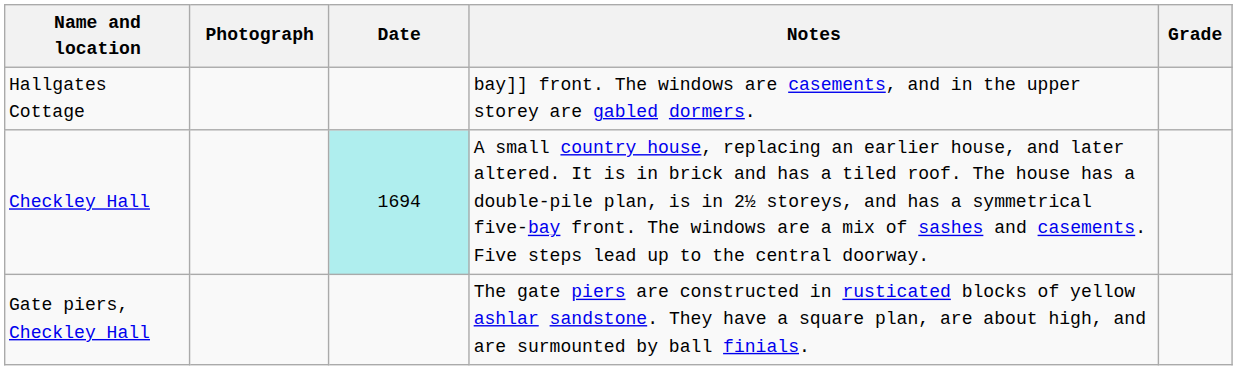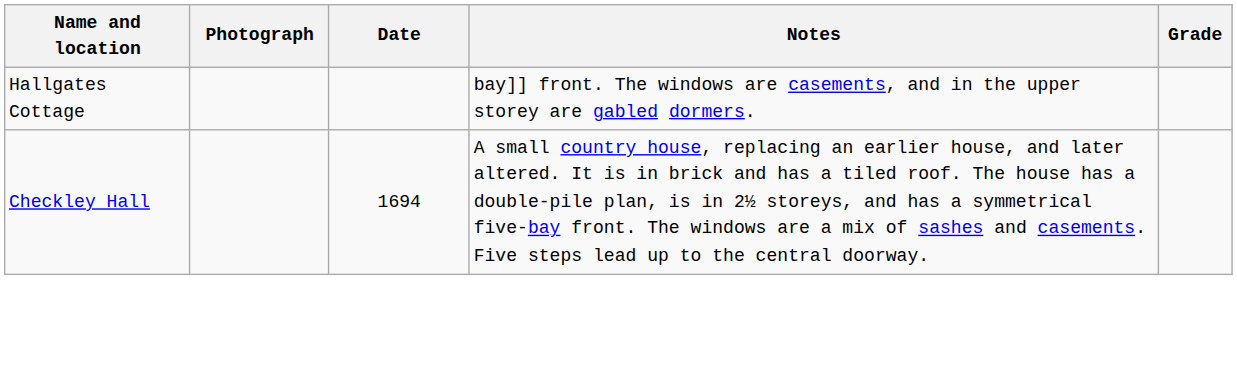(399, 202) paleturquoise background -> (399, 202) no background
- row: (79, 319)
